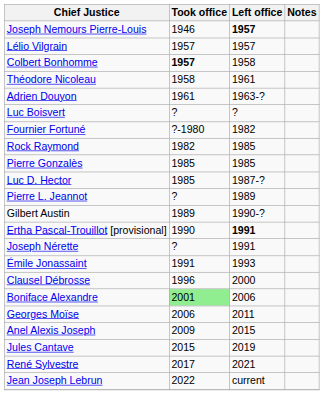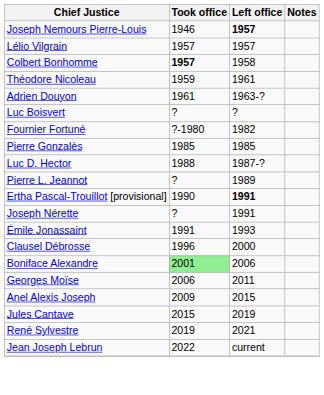(183, 79) 1958 -> (183, 79) 1959
- row: (43, 146)
(183, 180) 1985 -> (183, 163) 1988
- row: (38, 213)
(183, 364) 2017 -> (183, 331) 2019
